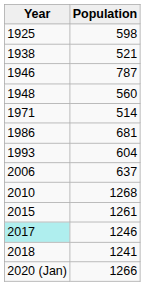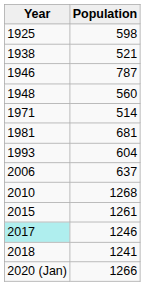(21, 133) 1986 -> (21, 133) 1981
